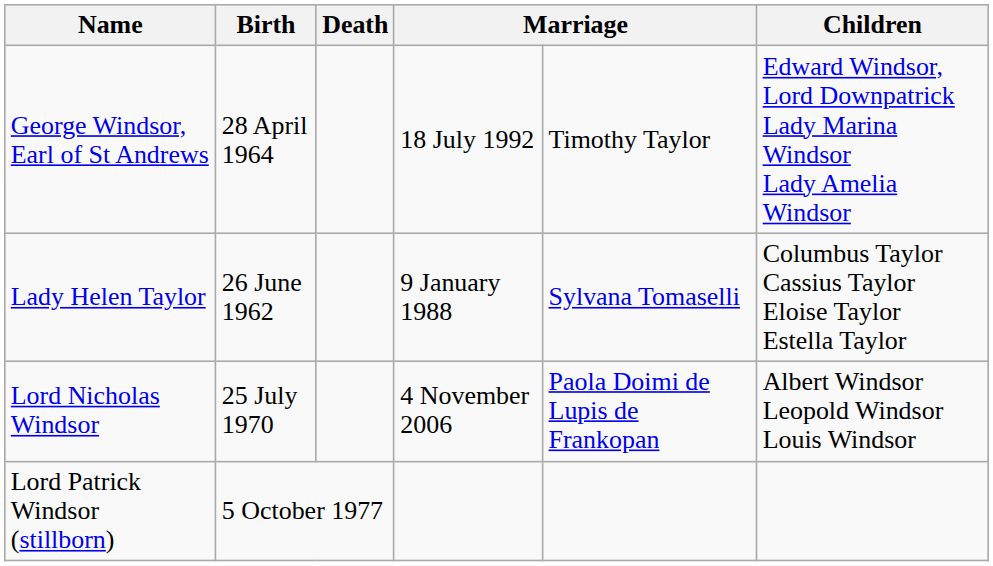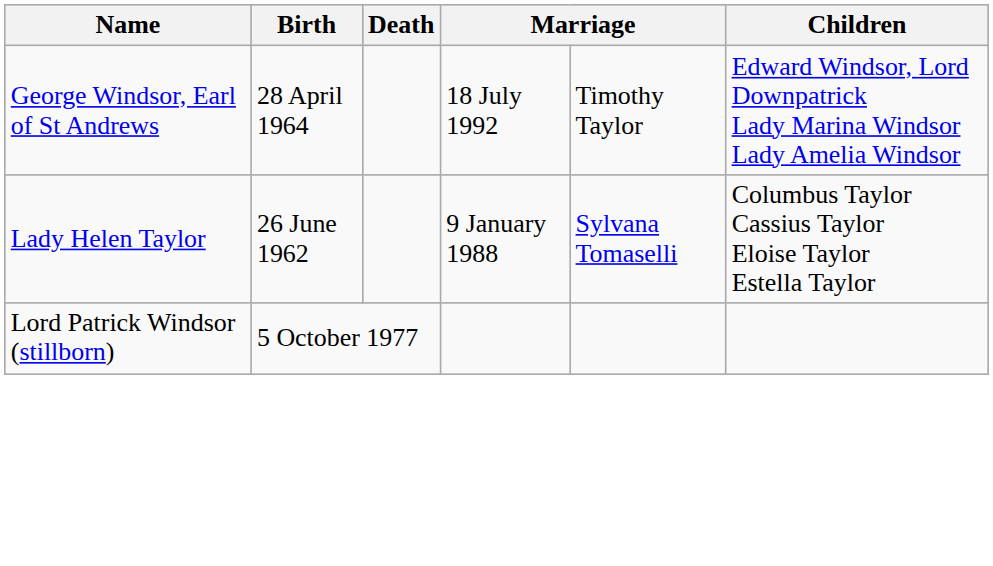- row: (85, 410)
